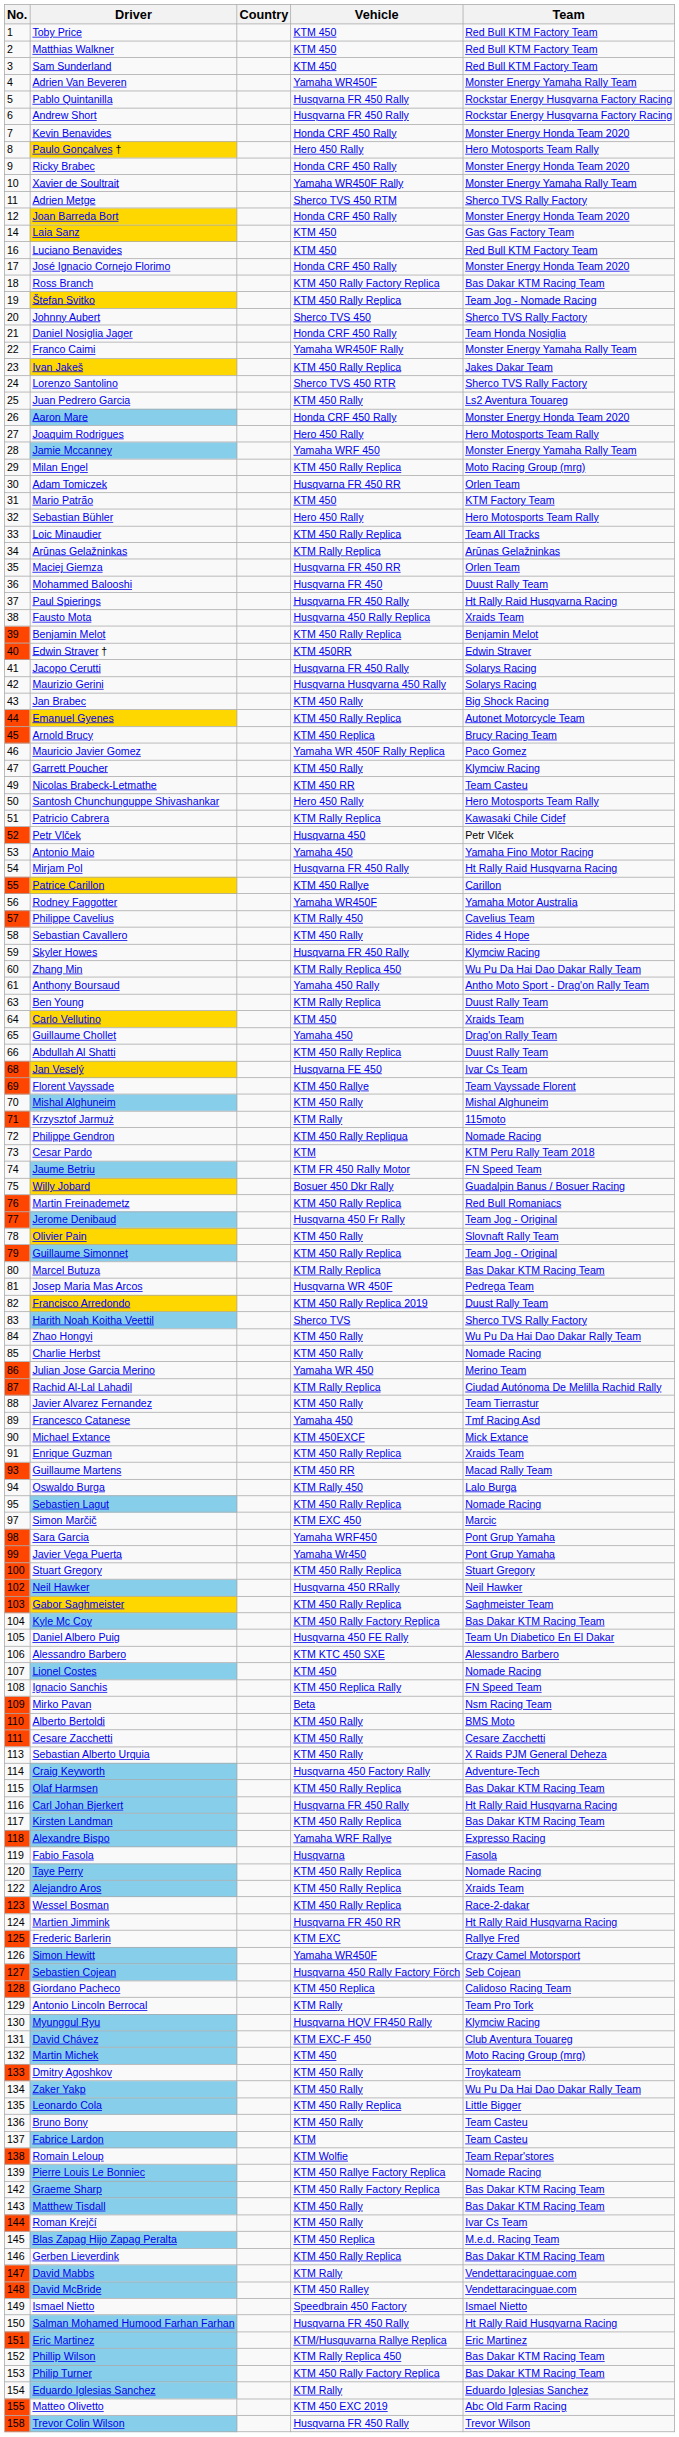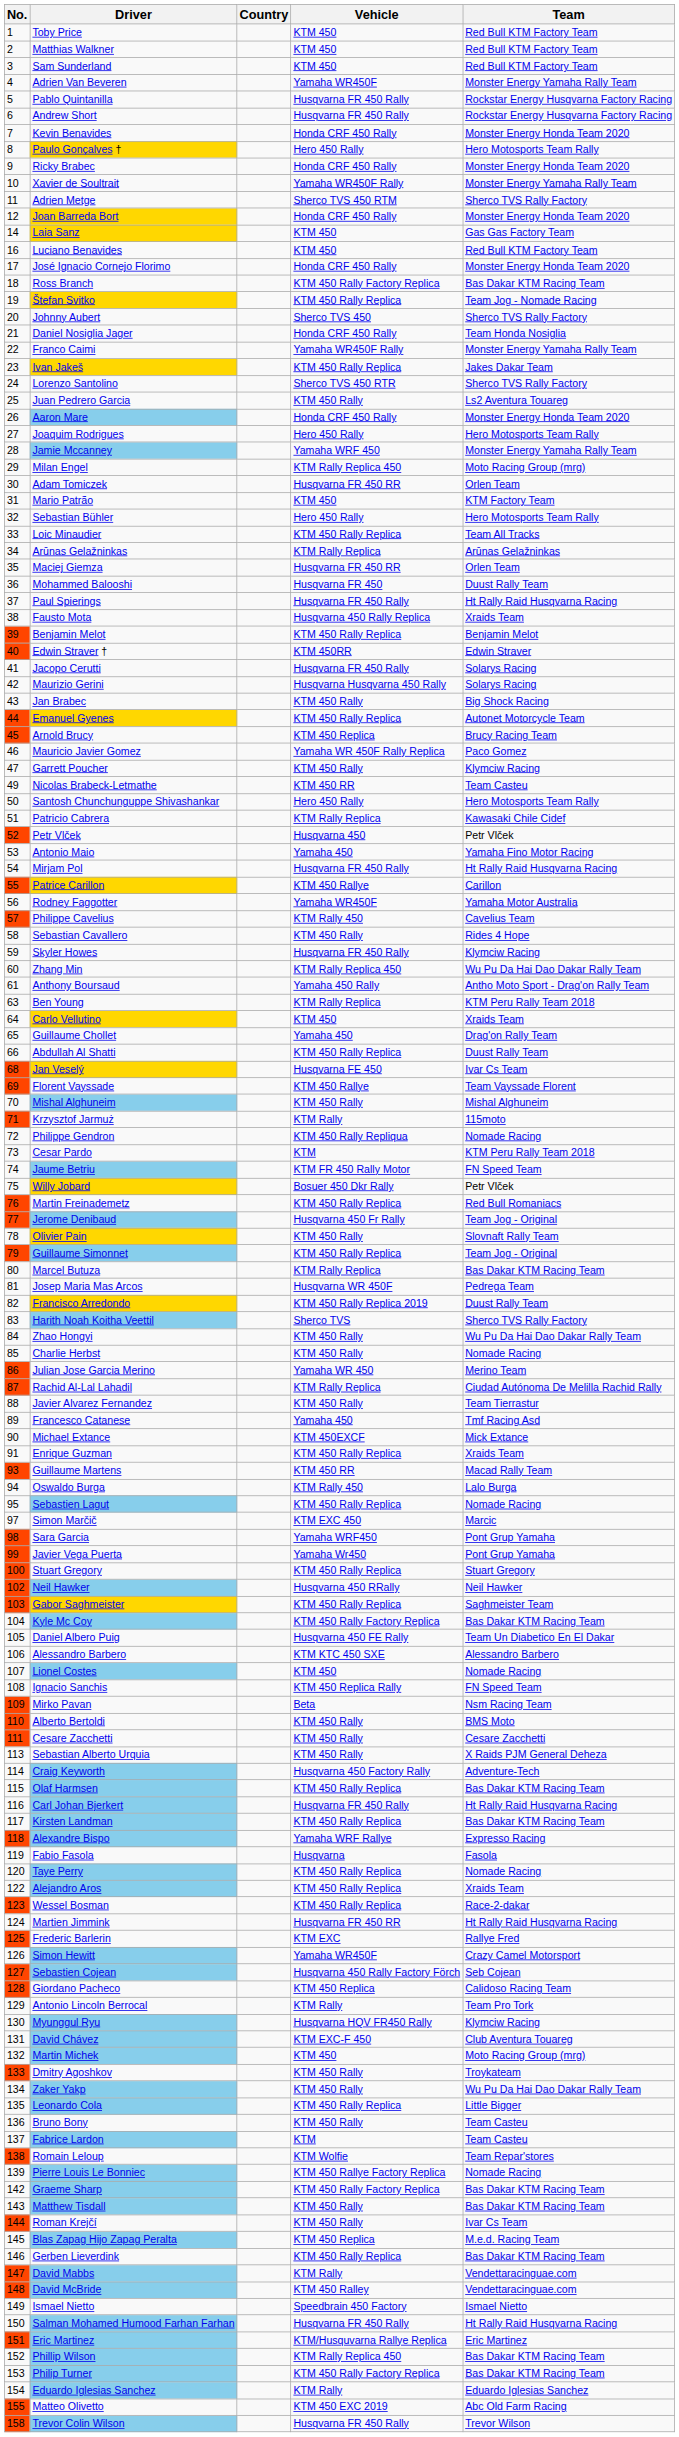(347, 467) KTM 450 Rally Replica -> (347, 467) KTM Rally Replica 450
(507, 1002) Duust Rally Team -> (530, 1002) KTM Peru Rally Team 2018
(545, 1186) Guadalpin Banus / Bosuer Racing -> (489, 1186) Petr Vlček
